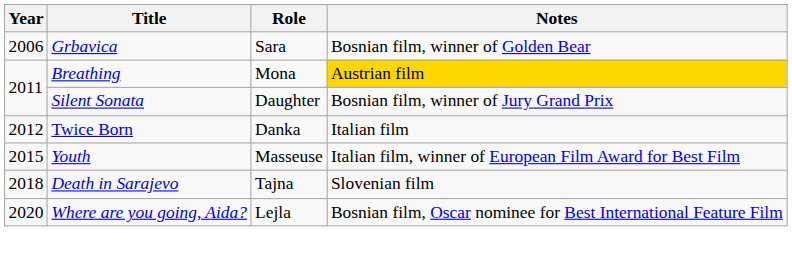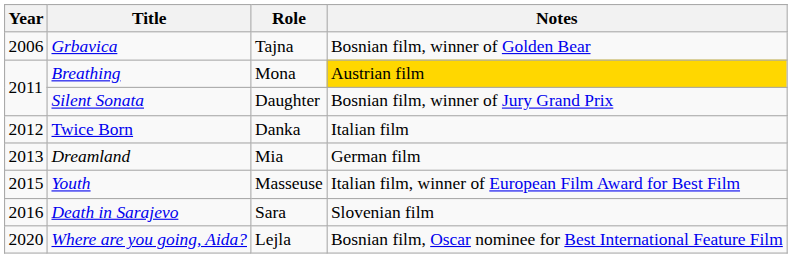(271, 45) Sara -> (274, 45) Tajna
+ row: (91, 156)
(26, 184) 2018 -> (26, 211) 2016
(274, 184) Tajna -> (271, 211) Sara
